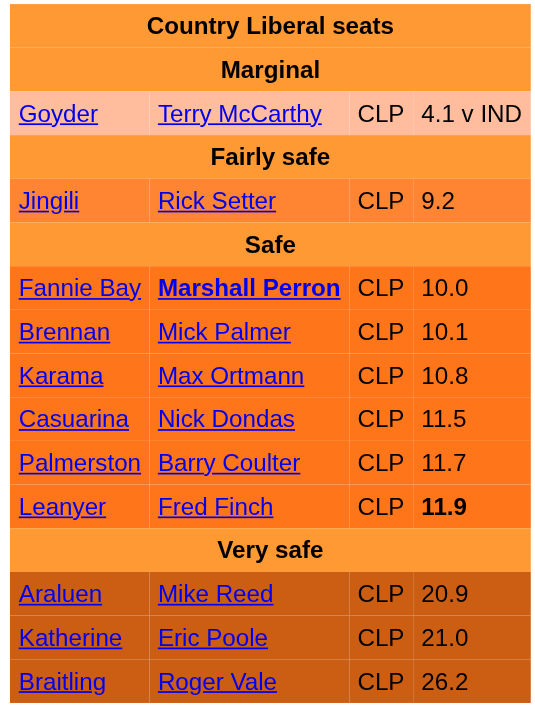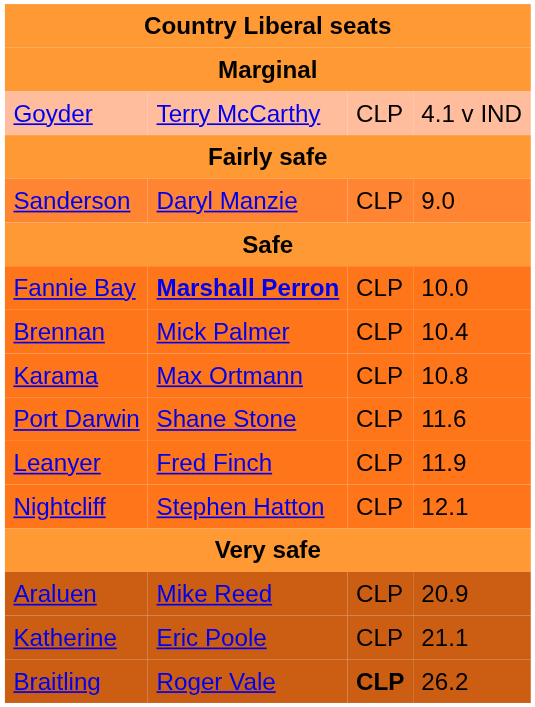+ row: (72, 200)
- row: (49, 200)
(445, 331) 10.1 -> (445, 331) 10.4
- row: (74, 419)
+ row: (77, 419)
- row: (80, 462)
(444, 506) bold -> (444, 462) normal
+ row: (60, 506)
(445, 637) 21.0 -> (445, 637) 21.1
(381, 681) normal -> (380, 681) bold
